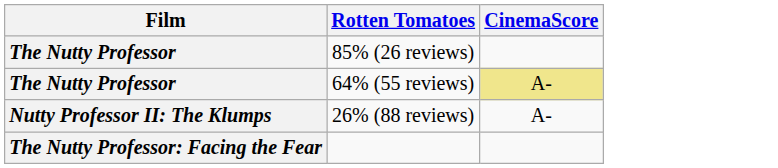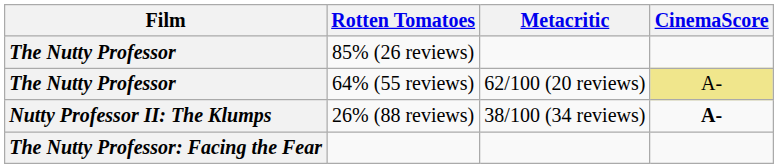+ column: (565, 20)
(541, 115) normal -> (712, 115) bold
